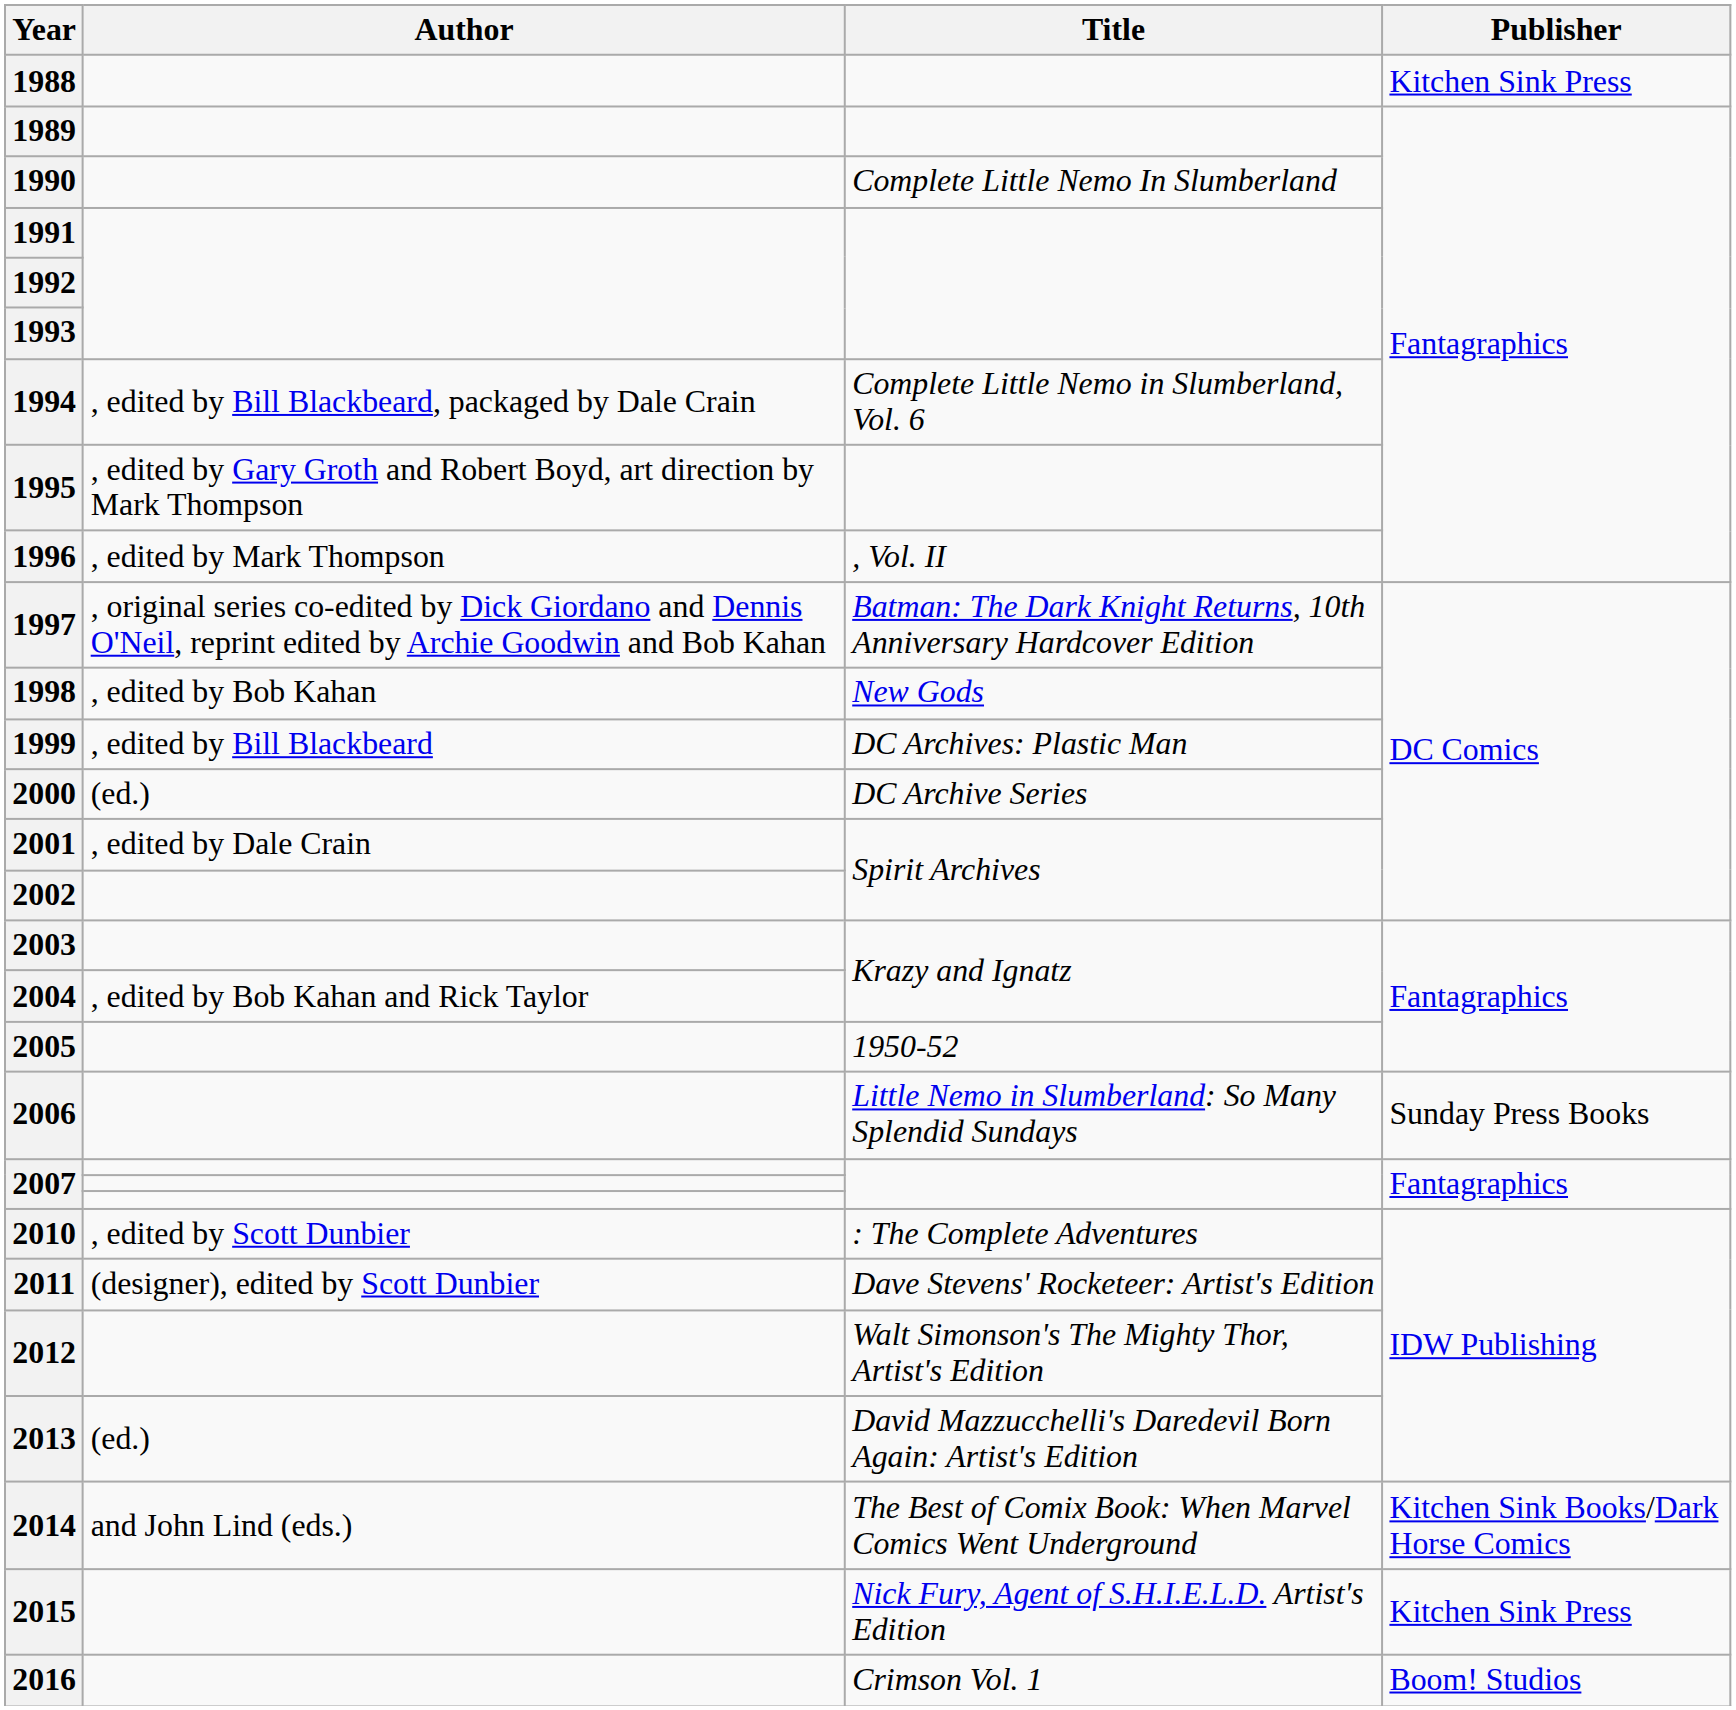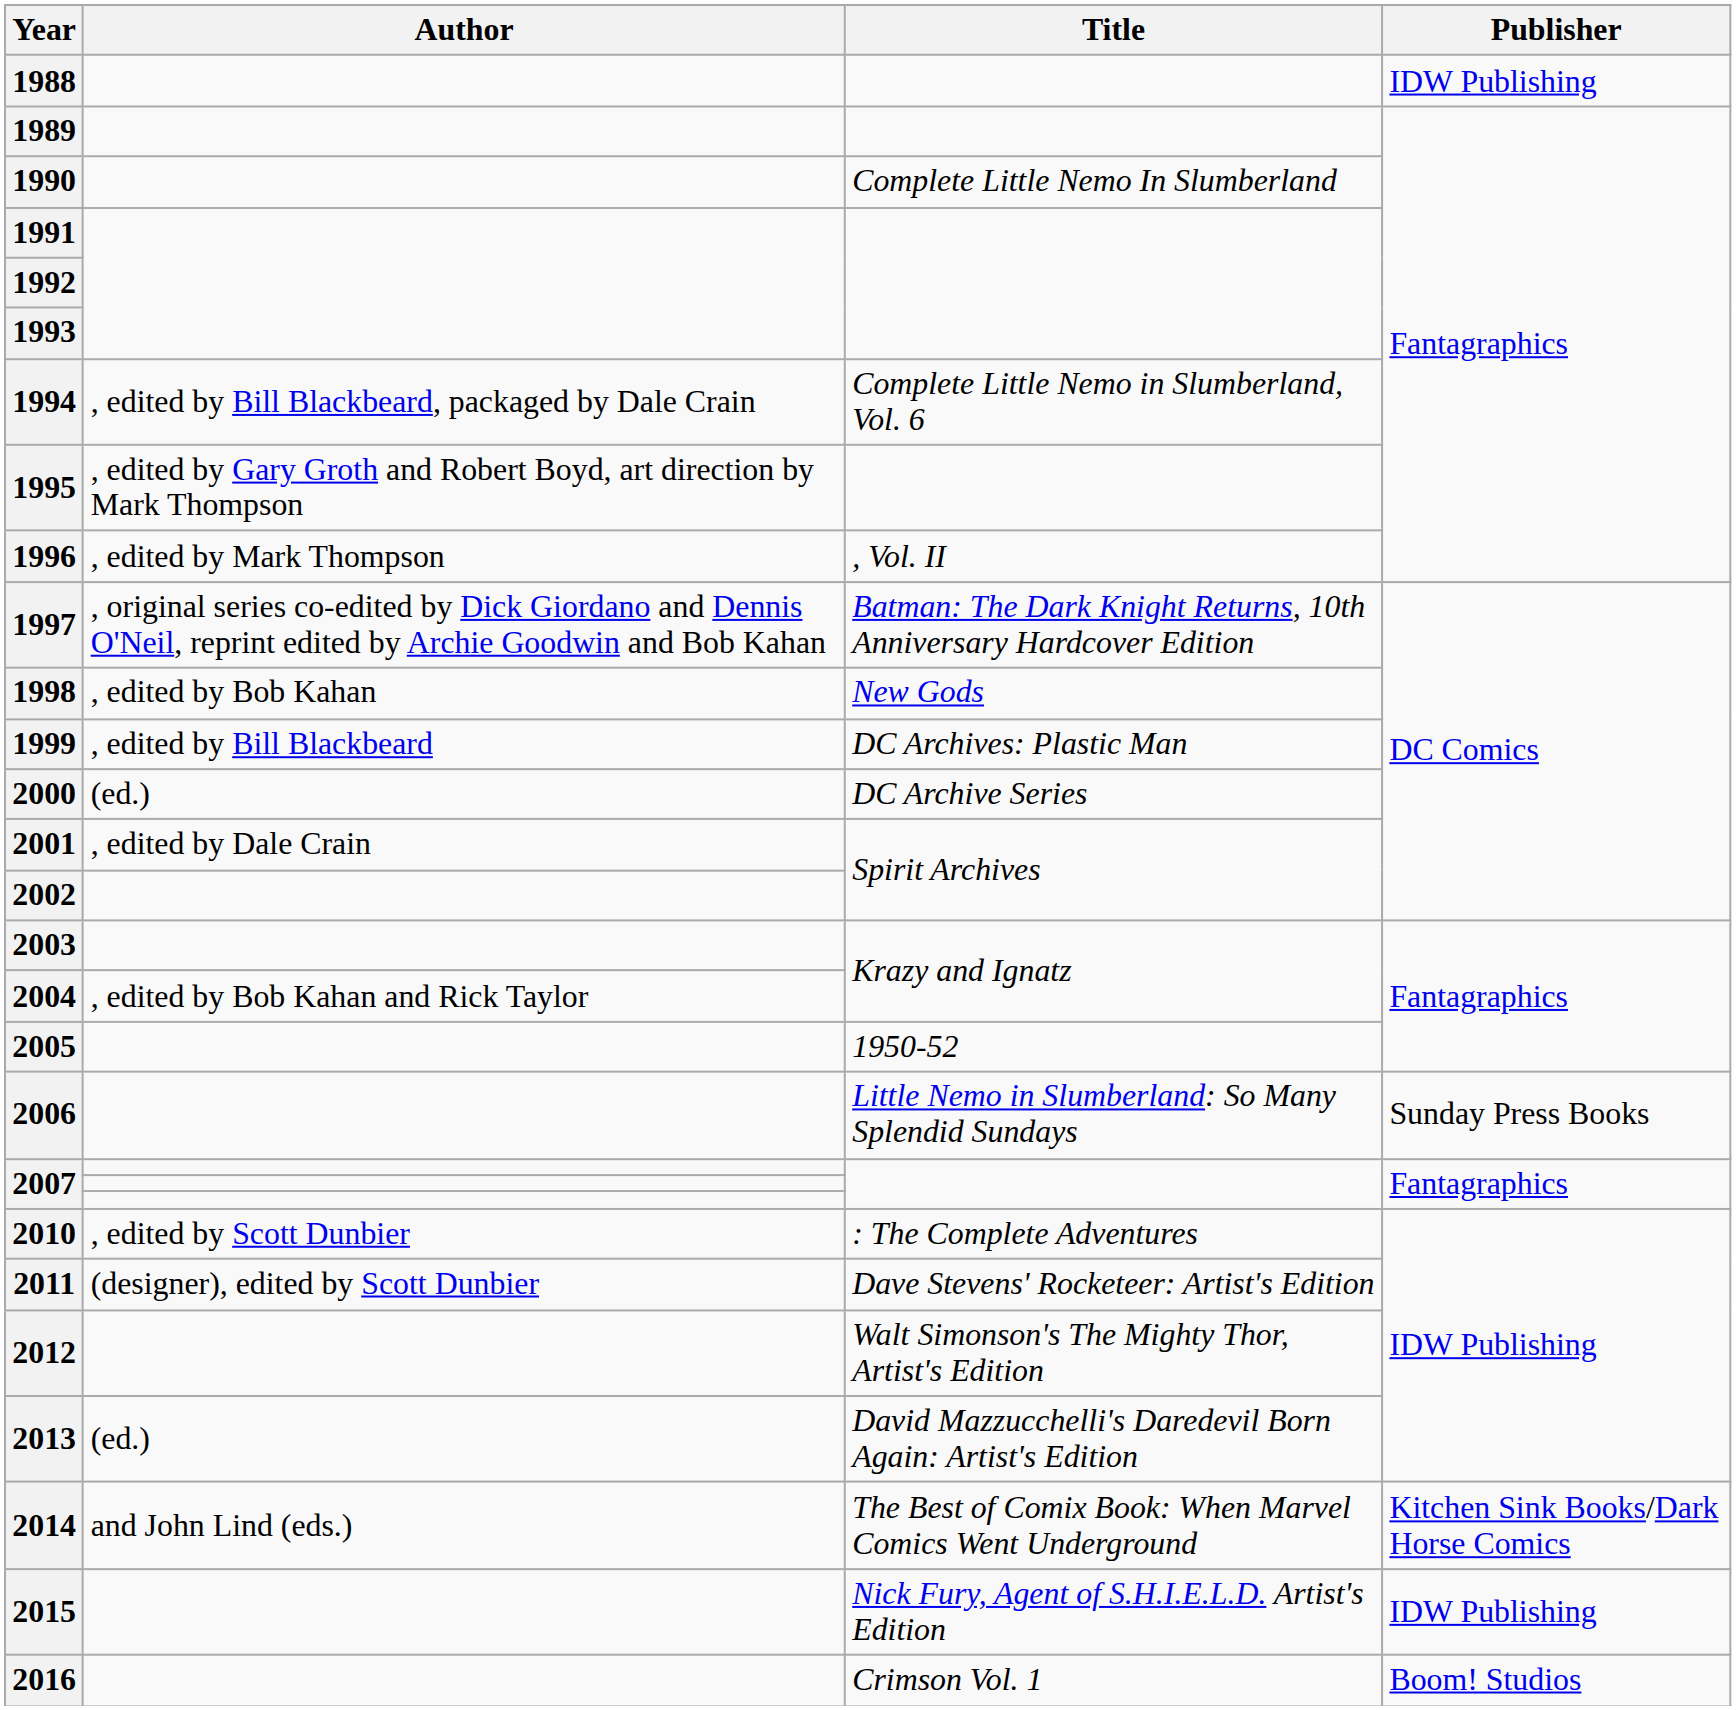(1511, 80) Kitchen Sink Press -> (1493, 80) IDW Publishing
(1511, 1611) Kitchen Sink Press -> (1493, 1611) IDW Publishing
